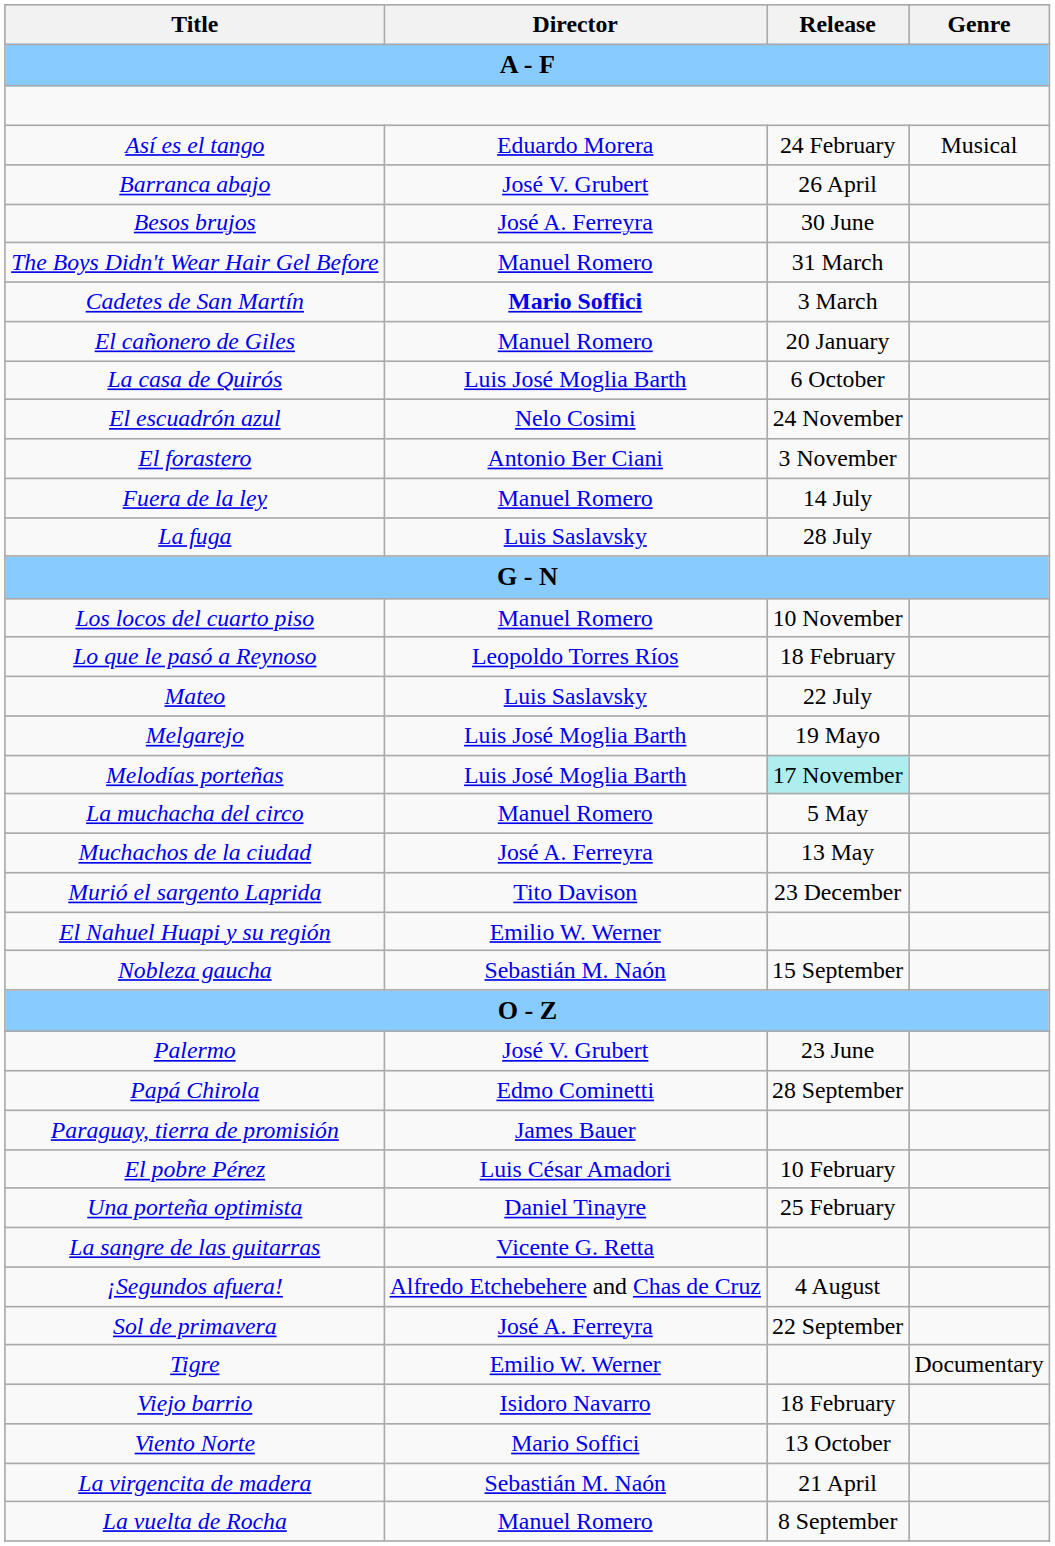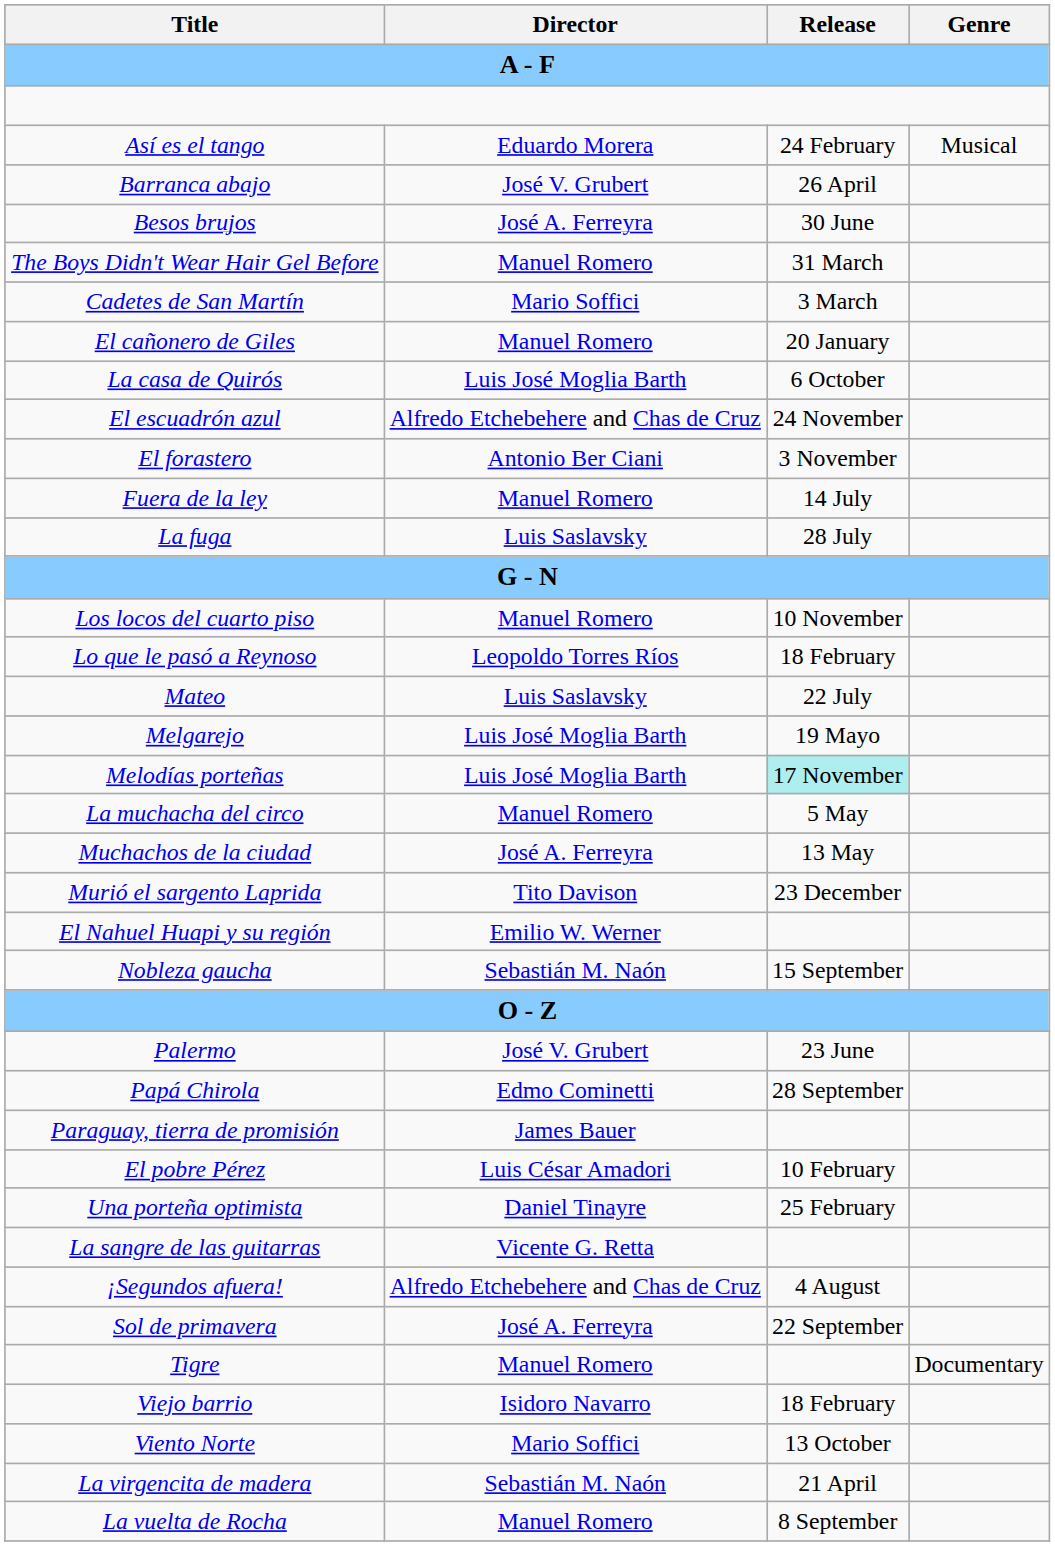(575, 301) bold -> (575, 301) normal
(575, 419) Nelo Cosimi -> (575, 419) Alfredo Etchebehere and Chas de Cruz
(575, 1365) Emilio W. Werner -> (575, 1365) Manuel Romero
